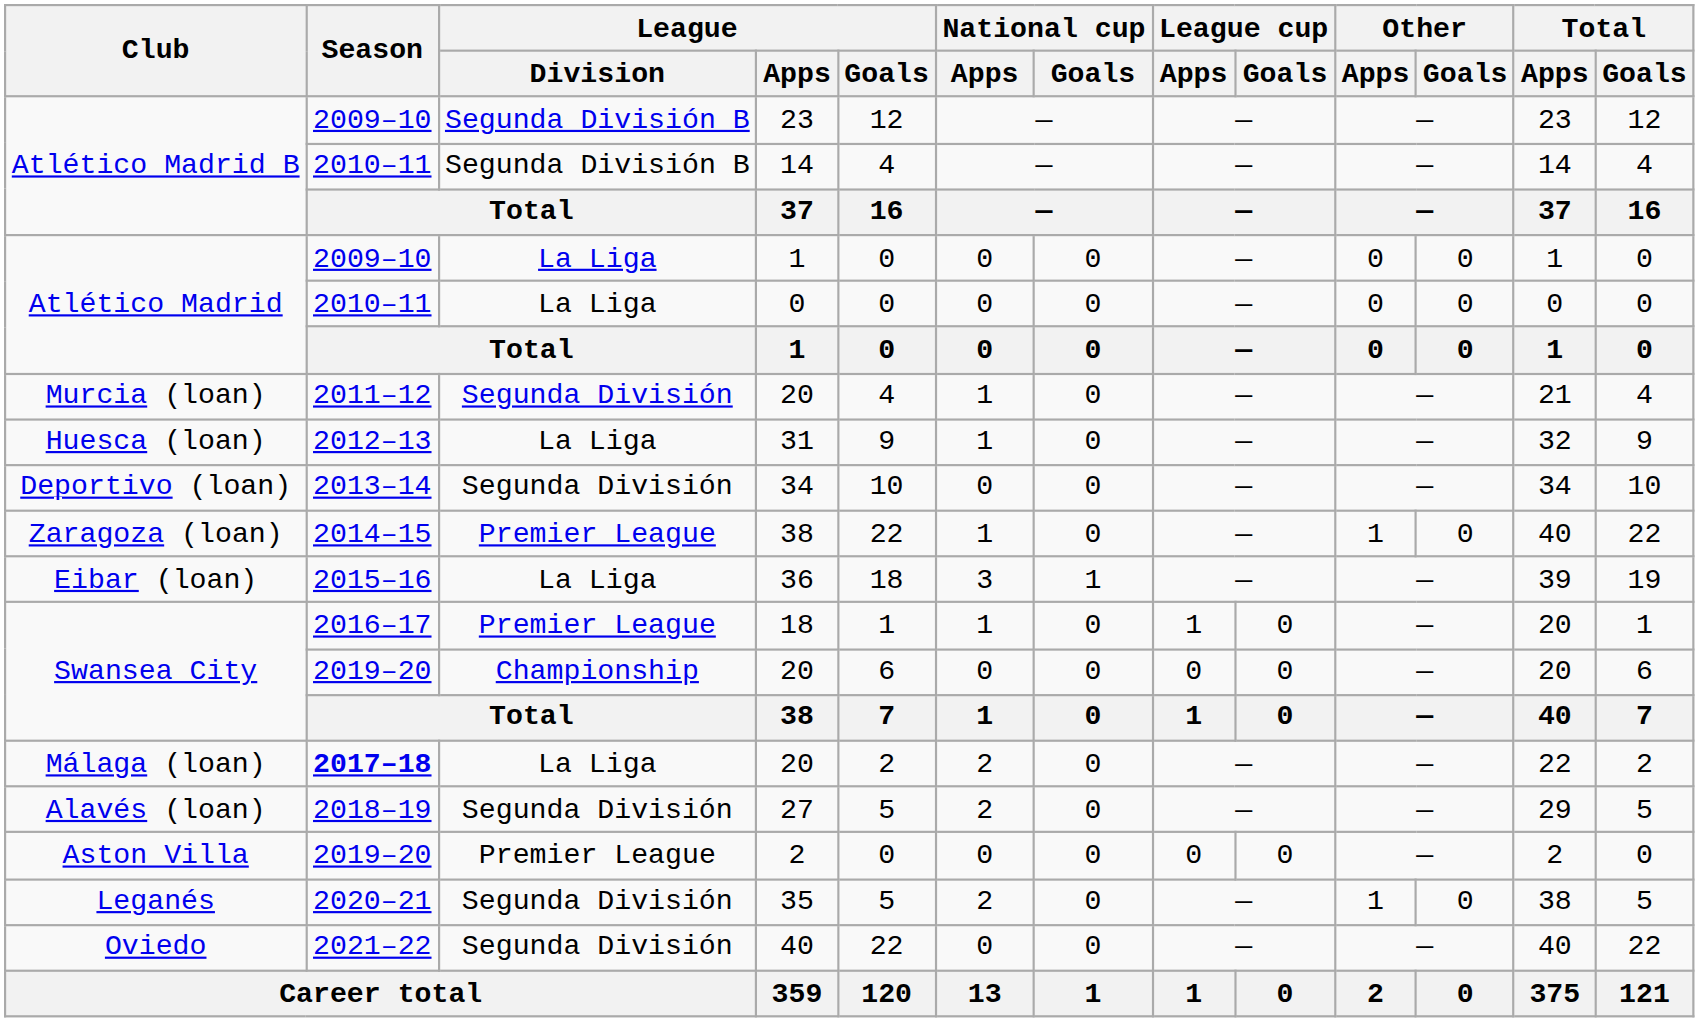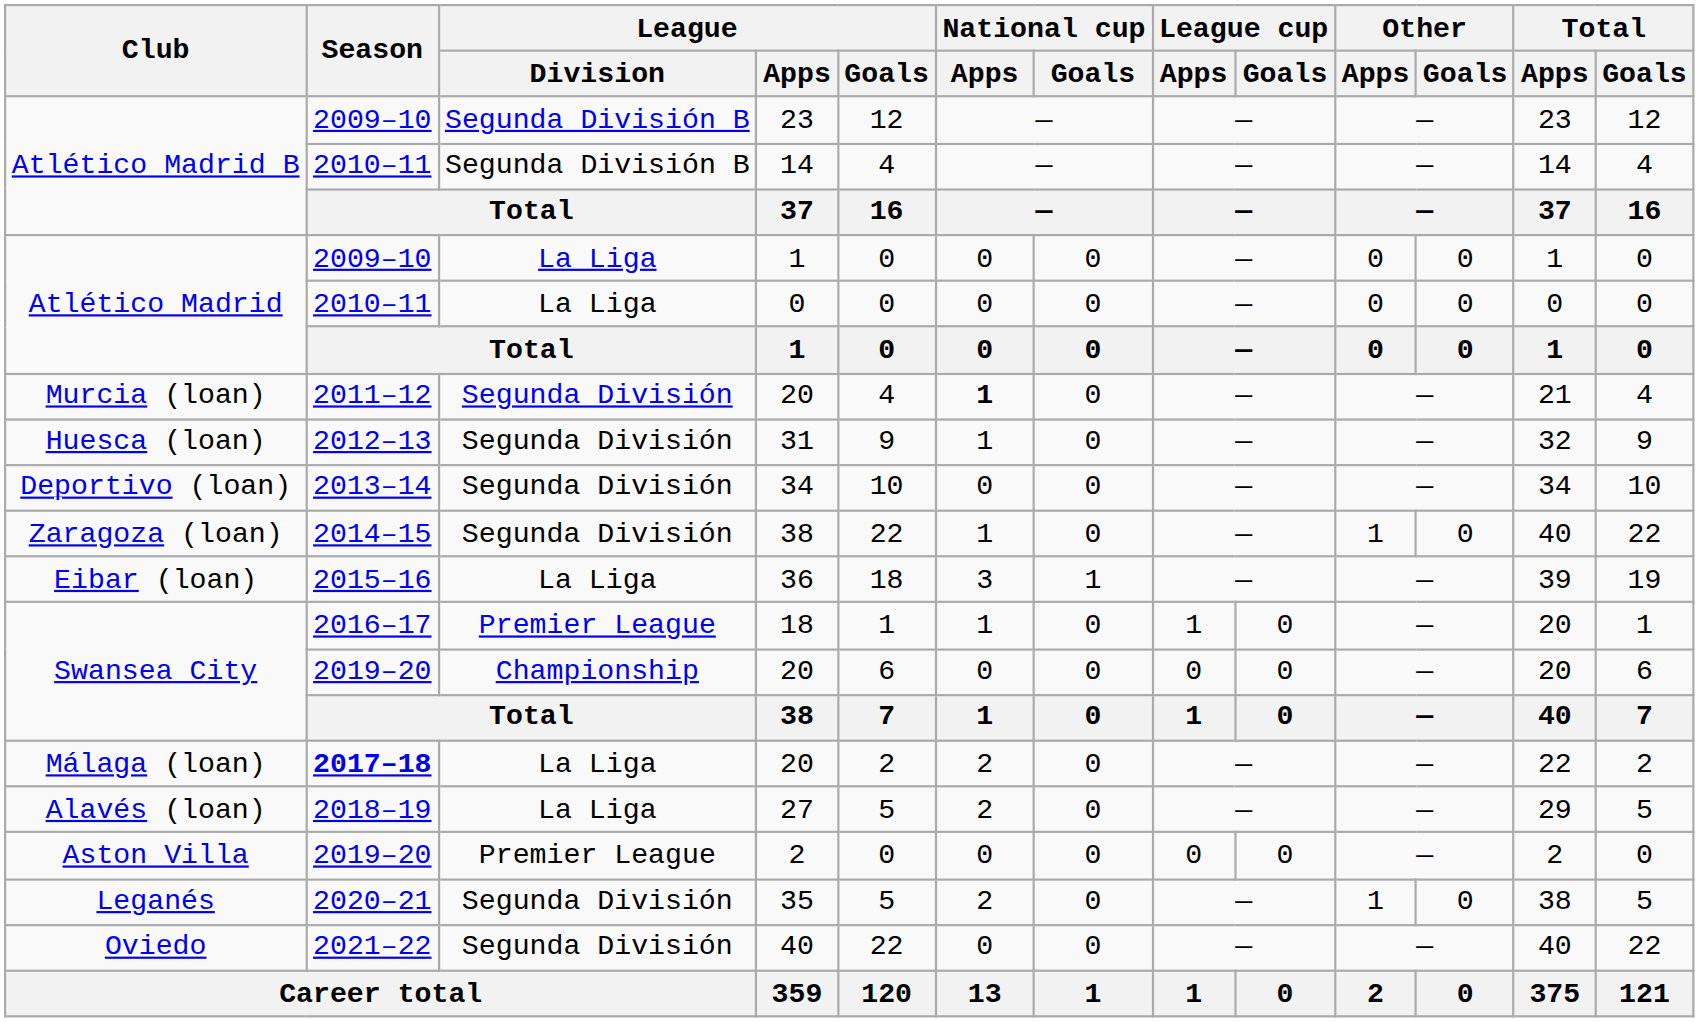(985, 396) normal -> (985, 396) bold
(597, 442) La Liga -> (597, 442) Segunda División
(597, 534) Premier League -> (597, 534) Segunda División
(597, 810) Segunda División -> (597, 810) La Liga
